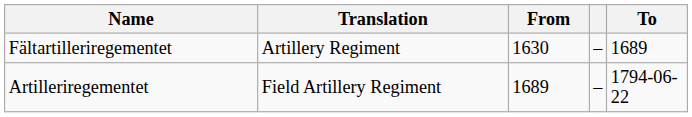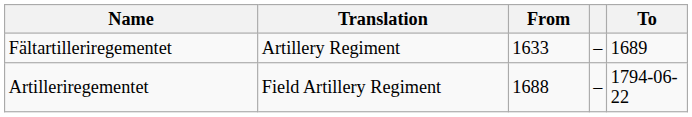(531, 47) 1630 -> (531, 47) 1633
(531, 87) 1689 -> (531, 87) 1688
